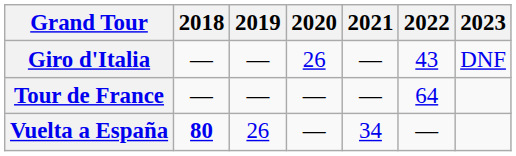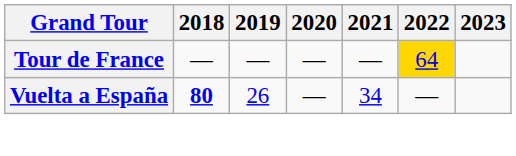- row: (89, 58)
(427, 95) no background -> (427, 58) gold background
